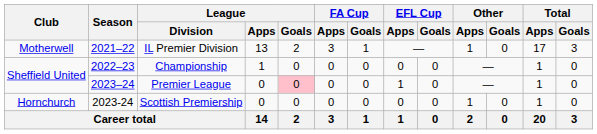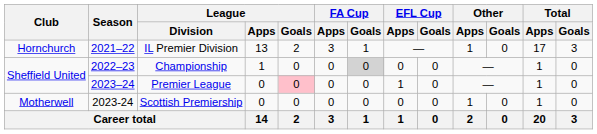(46, 48) Motherwell -> (46, 48) Hornchurch
(366, 66) no background -> (366, 66) lightgrey background
(46, 102) Hornchurch -> (46, 102) Motherwell
